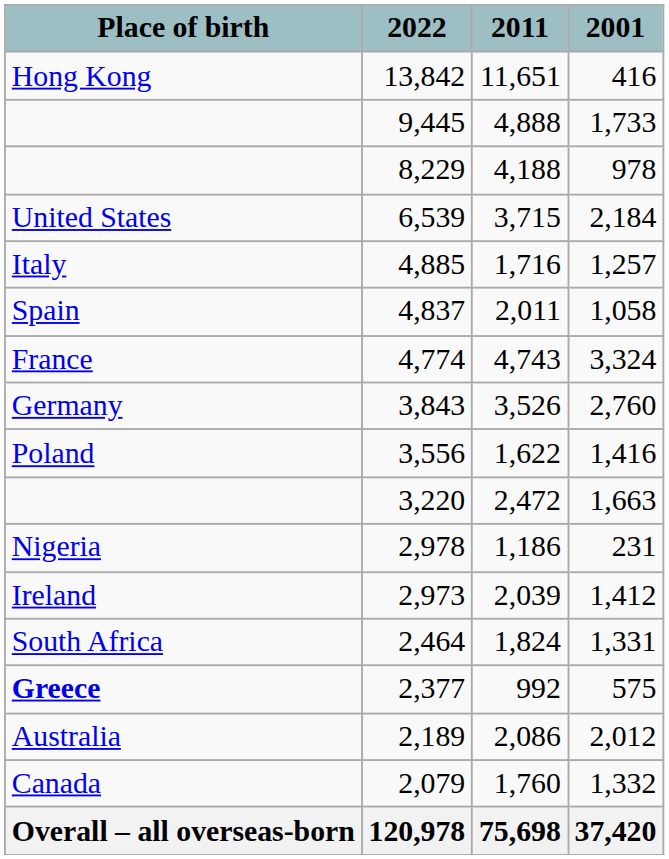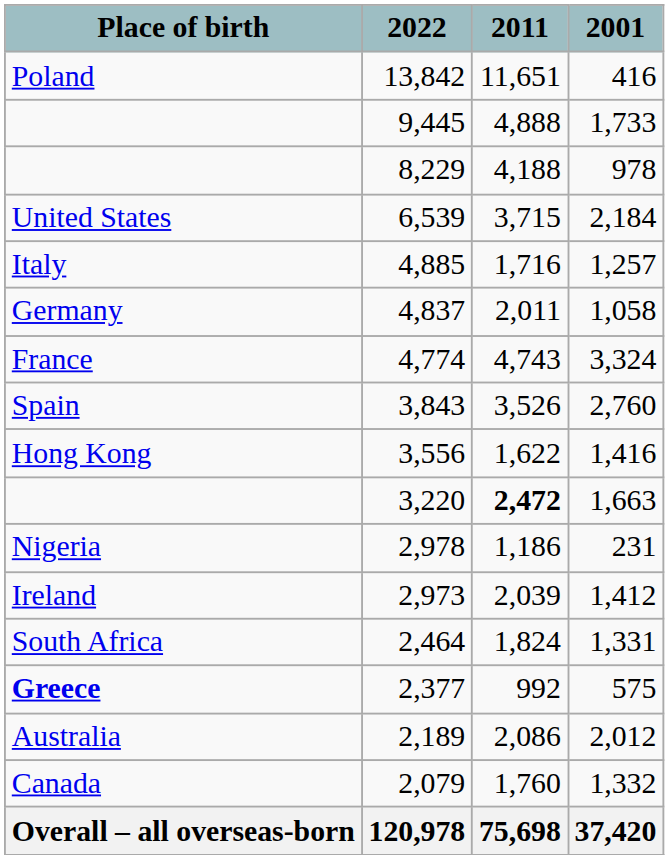(82, 75) Hong Kong -> (53, 75) Poland
(46, 311) Spain -> (67, 311) Germany
(67, 405) Germany -> (46, 405) Spain
(53, 452) Poland -> (82, 452) Hong Kong
(527, 500) normal -> (527, 500) bold
